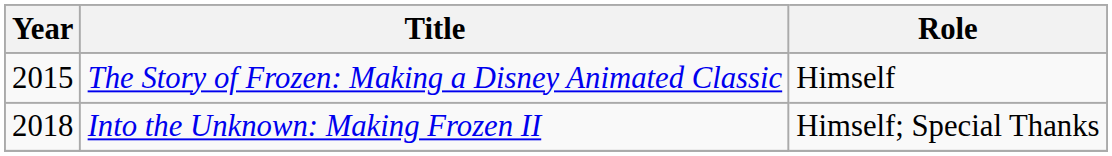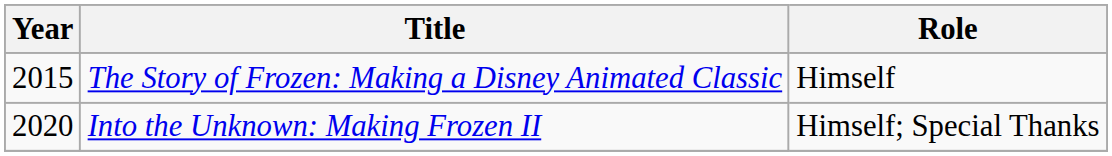(43, 126) 2018 -> (43, 126) 2020
